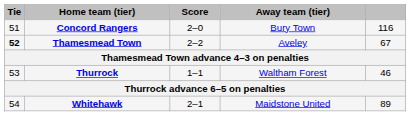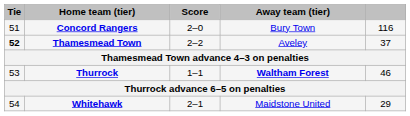(386, 43) 67 -> (386, 43) 37
(293, 73) normal -> (293, 73) bold
(386, 104) 89 -> (386, 104) 29
